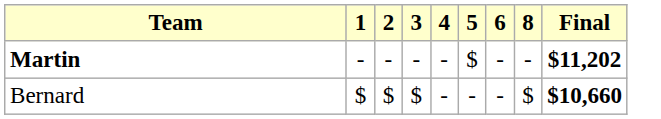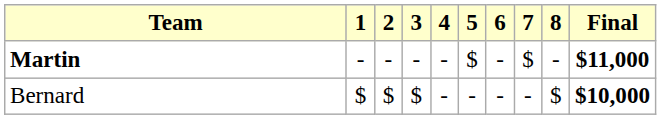+ column: (528, 22)
(585, 59) $11,202 -> (612, 59) $11,000
(585, 95) $10,660 -> (612, 95) $10,000
